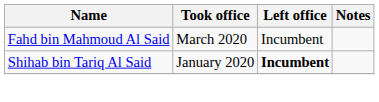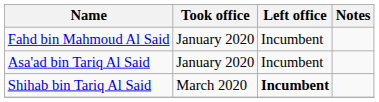(212, 39) March 2020 -> (215, 39) January 2020
+ row: (79, 62)
(215, 62) January 2020 -> (212, 85) March 2020
